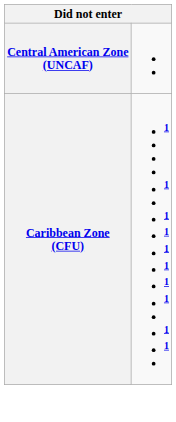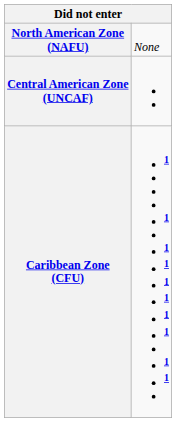+ row: (68, 39)
